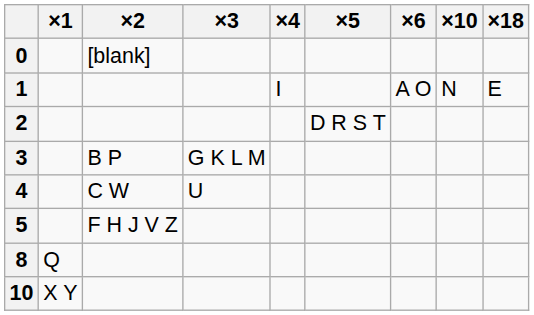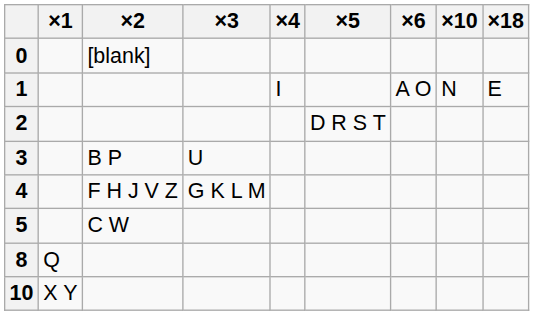(227, 157) G K L M -> (196, 157) U
(108, 191) C W -> (133, 191) F H J V Z
(196, 191) U -> (227, 191) G K L M
(133, 225) F H J V Z -> (108, 225) C W
